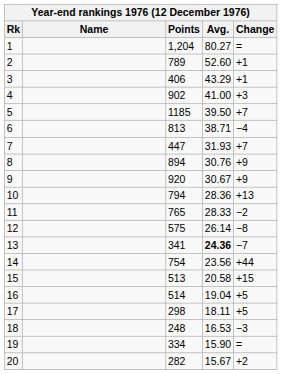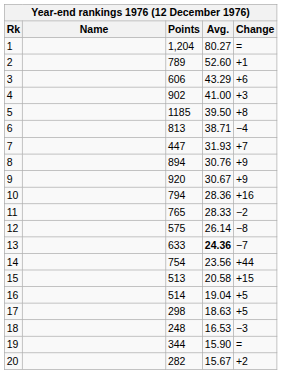(177, 79) 406 -> (177, 79) 606
(242, 79) +1 -> (242, 79) +6
(242, 112) +7 -> (242, 112) +8
(245, 195) +13 -> (245, 195) +16
(177, 245) 341 -> (177, 245) 633
(218, 312) 18.11 -> (218, 312) 18.63
(177, 345) 334 -> (177, 345) 344
